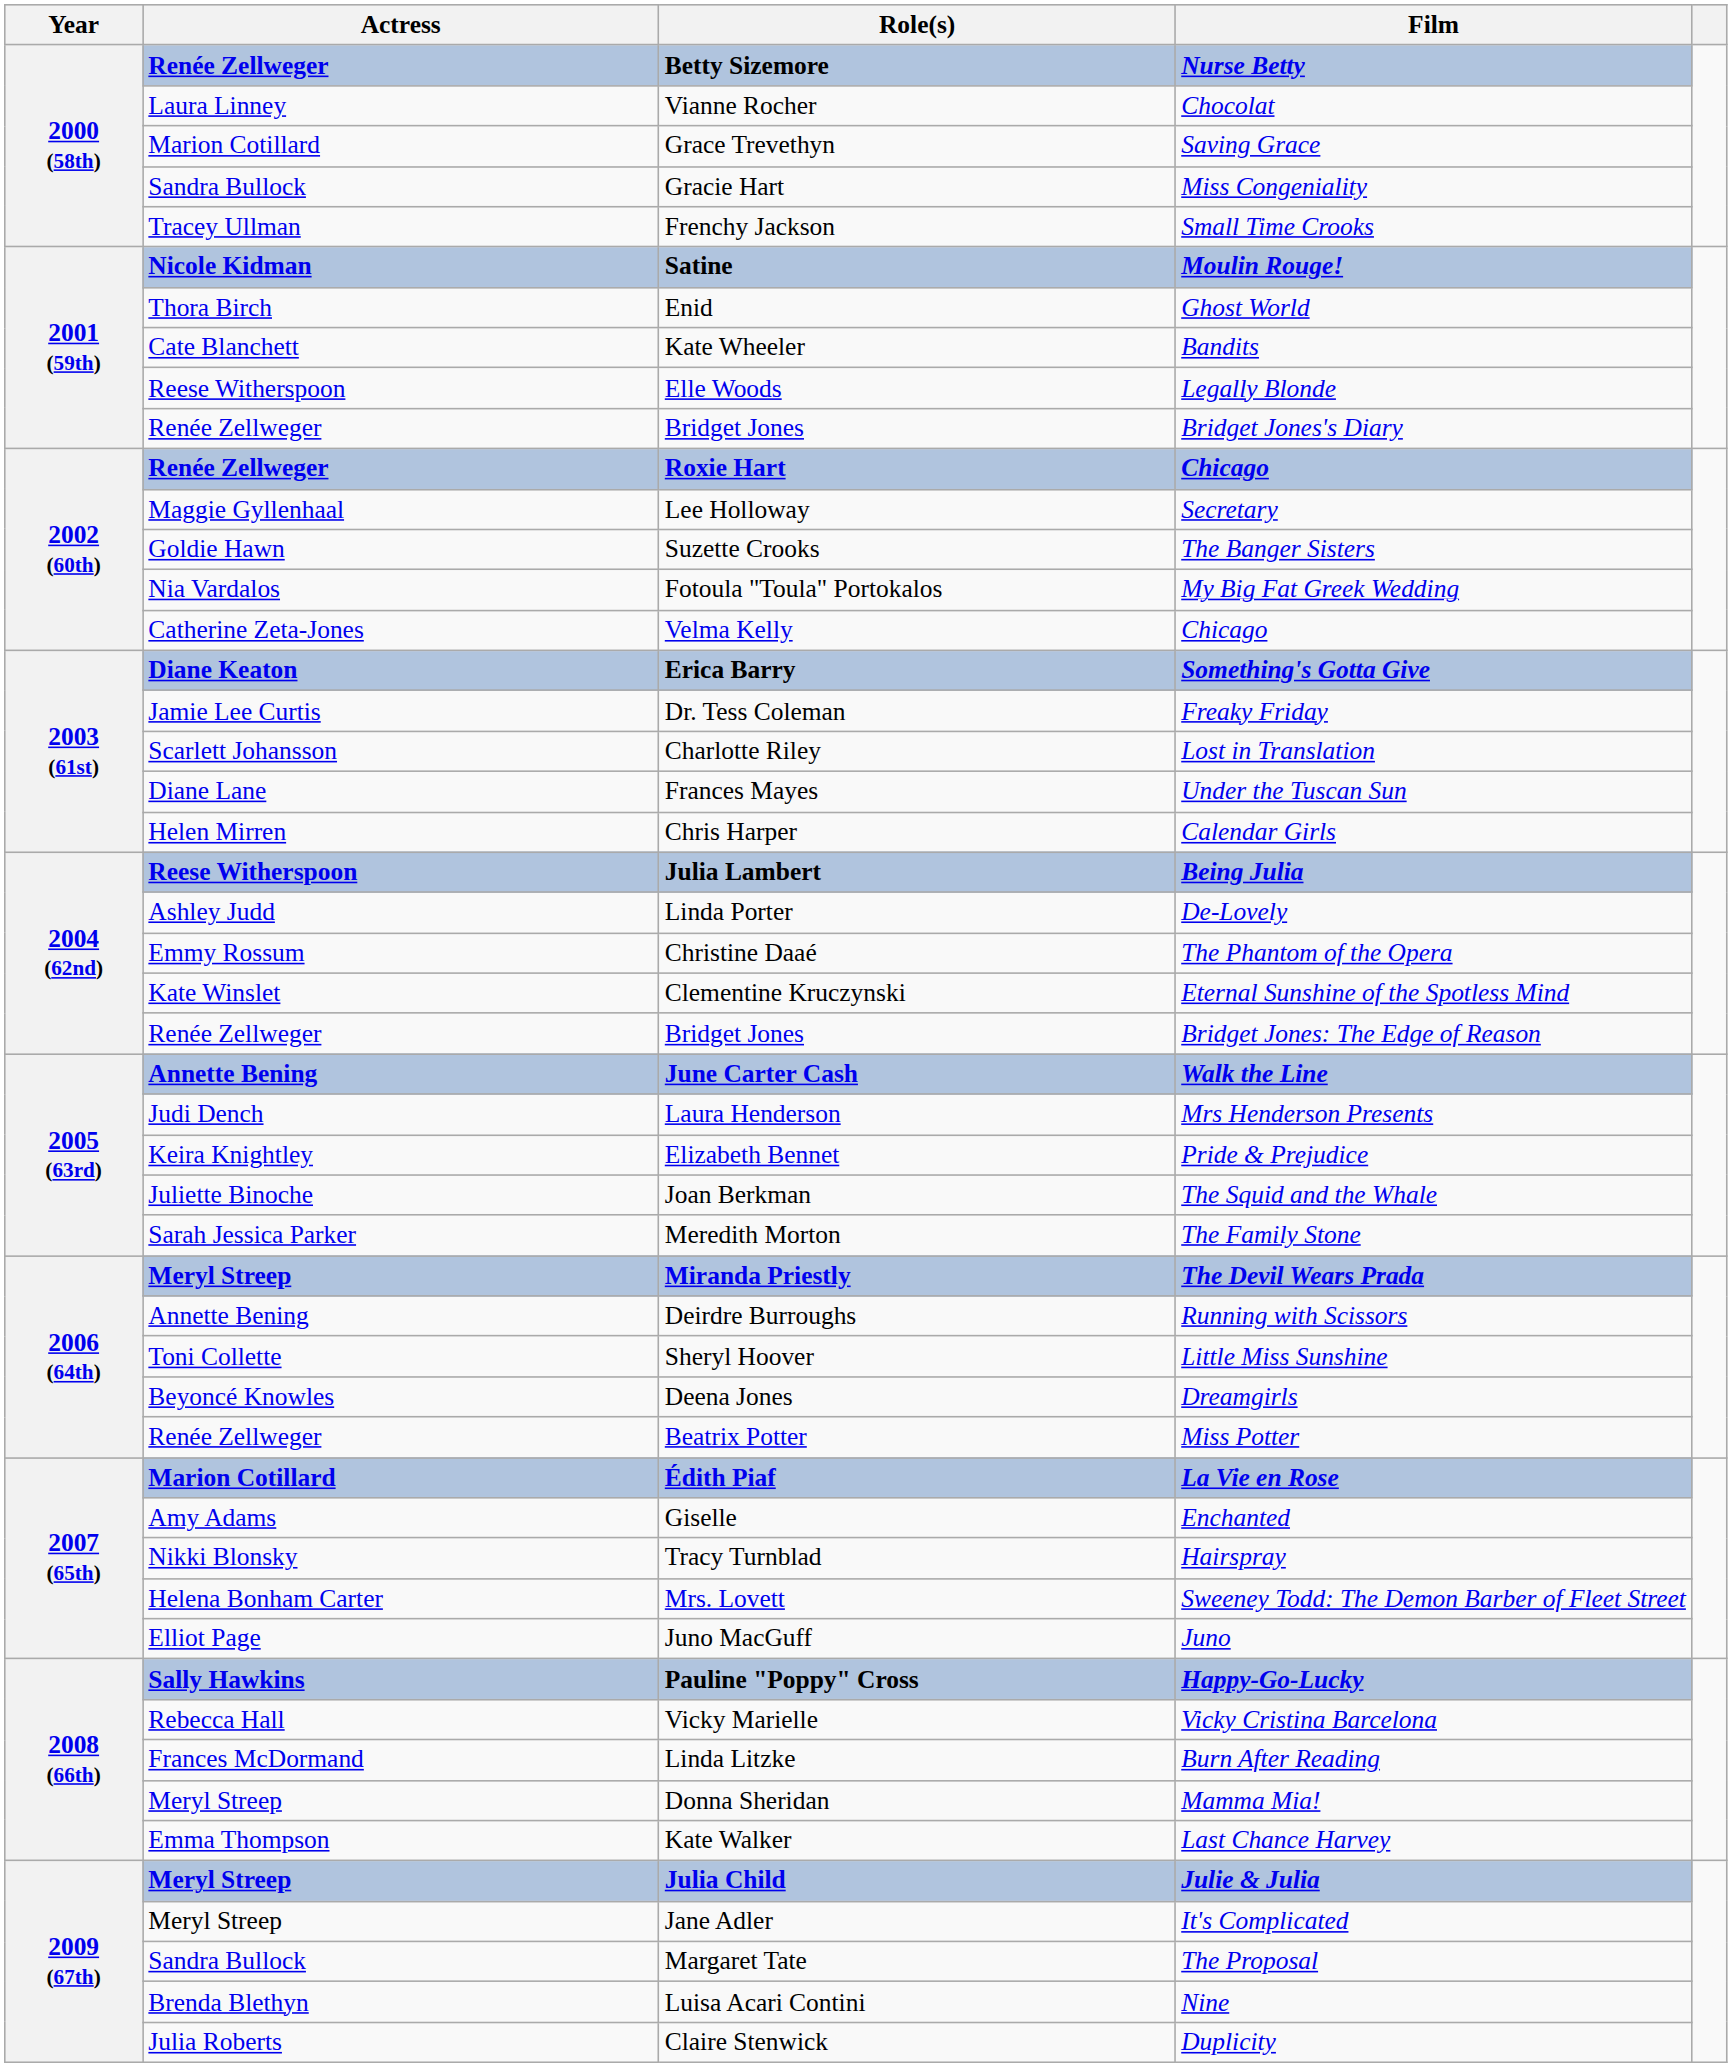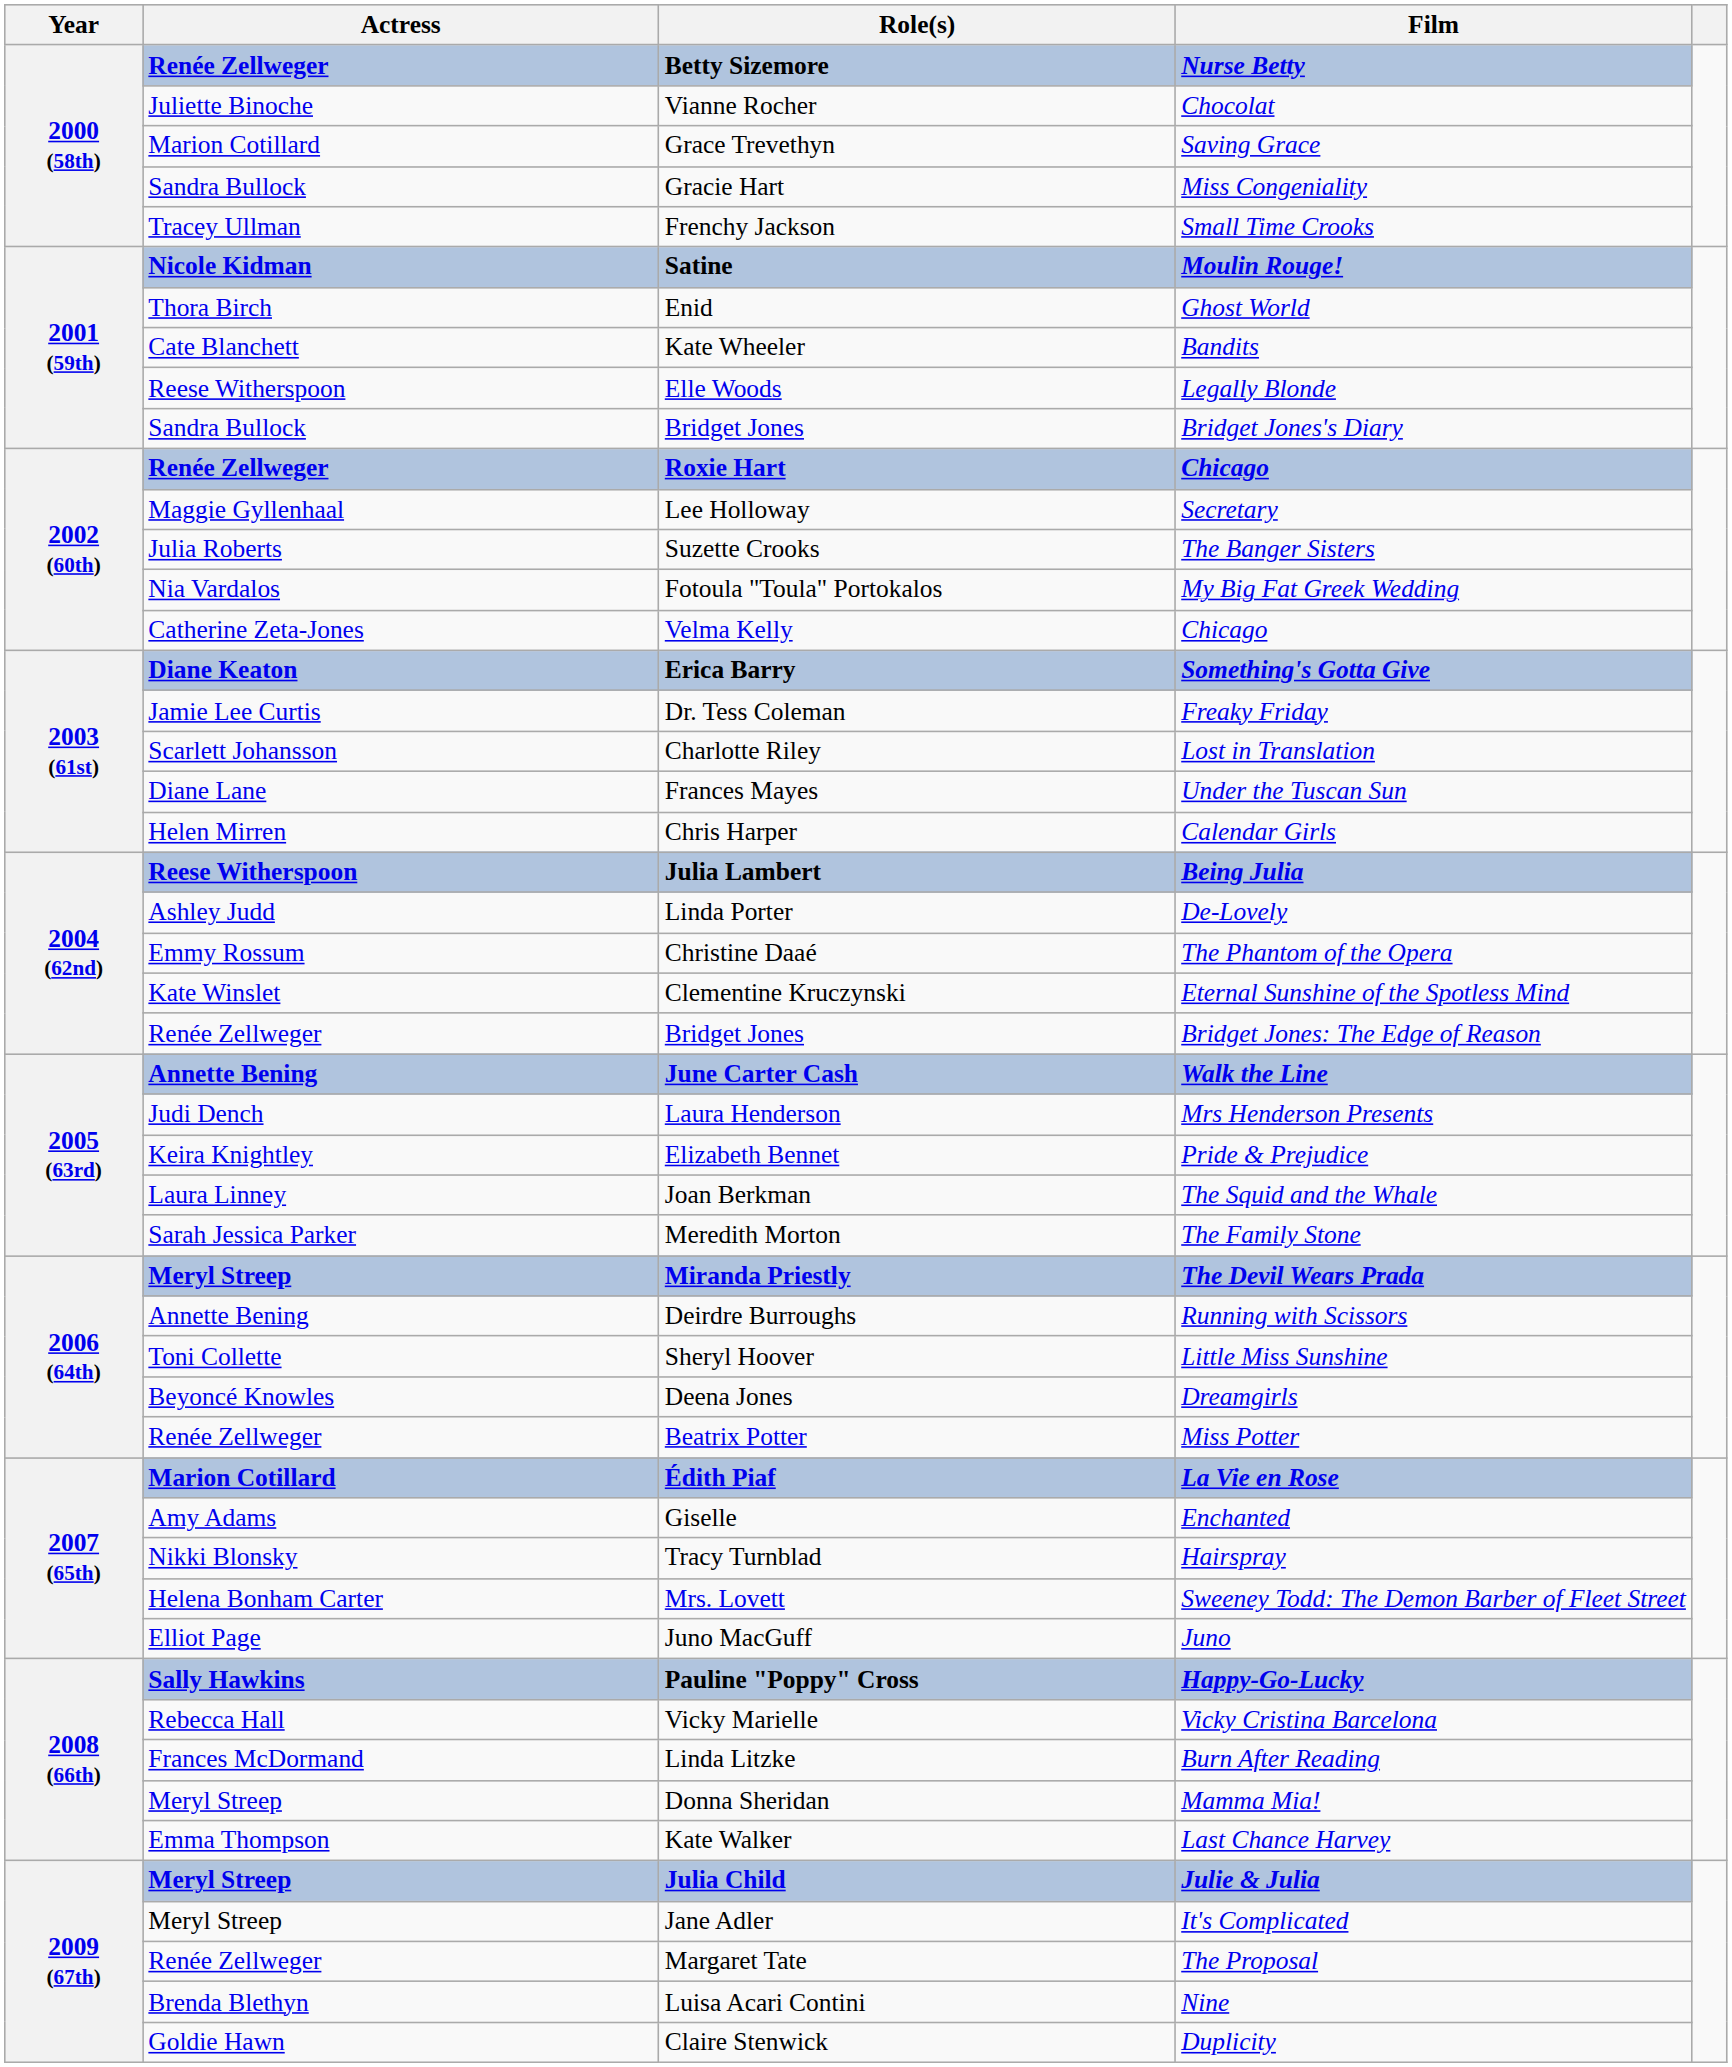(217, 105) Laura Linney -> (231, 105) Juliette Binoche
(235, 428) Renée Zellweger -> (227, 428) Sandra Bullock
(217, 549) Goldie Hawn -> (215, 549) Julia Roberts
(231, 1194) Juliette Binoche -> (217, 1194) Laura Linney
(227, 1961) Sandra Bullock -> (235, 1961) Renée Zellweger
(215, 2041) Julia Roberts -> (217, 2041) Goldie Hawn
